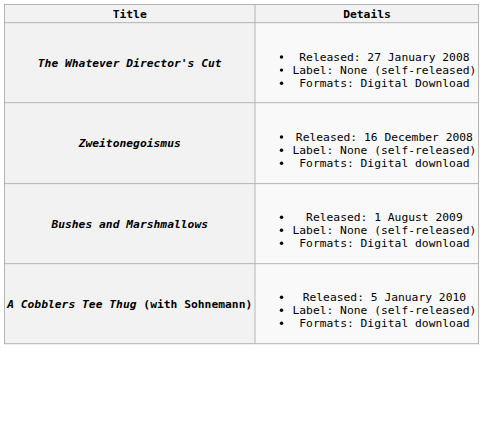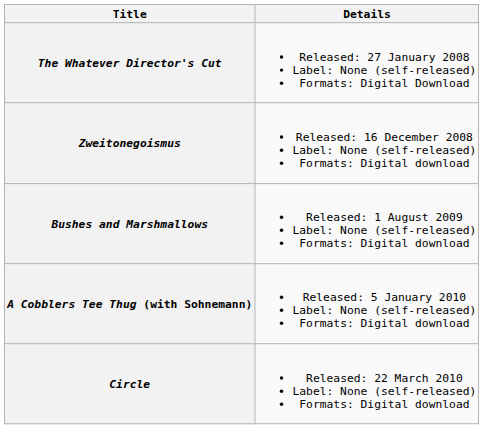+ row: (130, 384)
